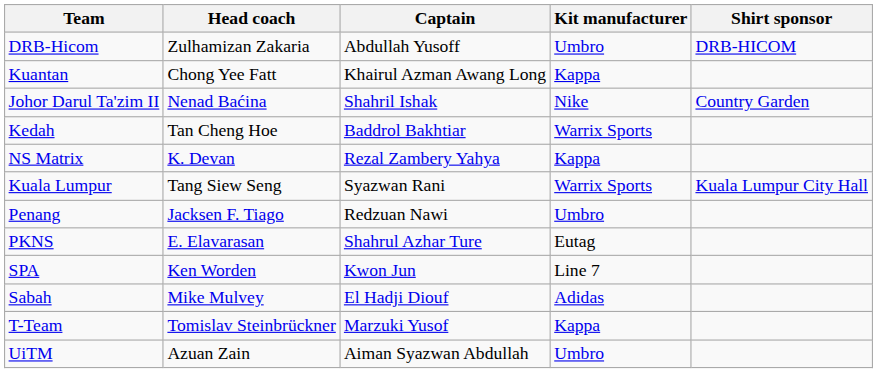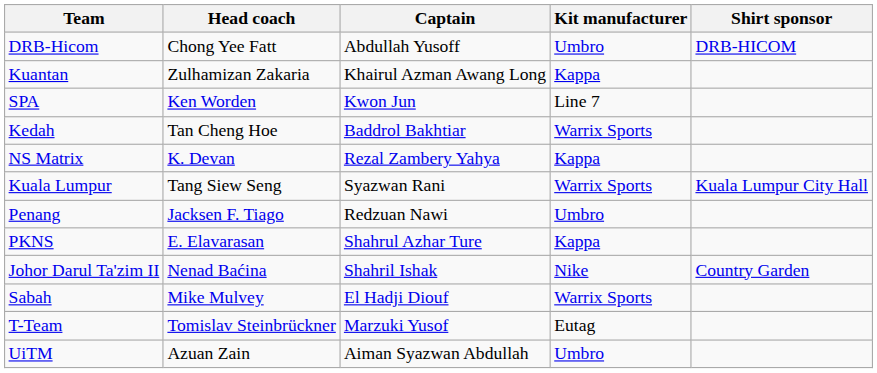(238, 46) Zulhamizan Zakaria -> (222, 46) Chong Yee Fatt
(222, 74) Chong Yee Fatt -> (238, 74) Zulhamizan Zakaria
rows swapped: (84, 102) <-> (24, 269)
(575, 241) Eutag -> (577, 241) Kappa
(579, 297) Adidas -> (603, 297) Warrix Sports
(577, 325) Kappa -> (575, 325) Eutag
